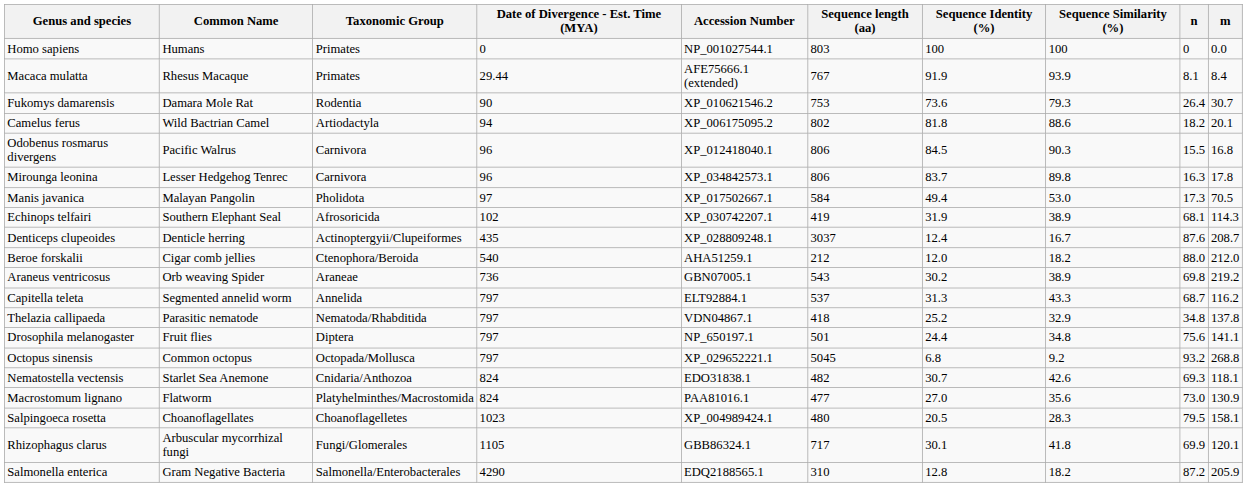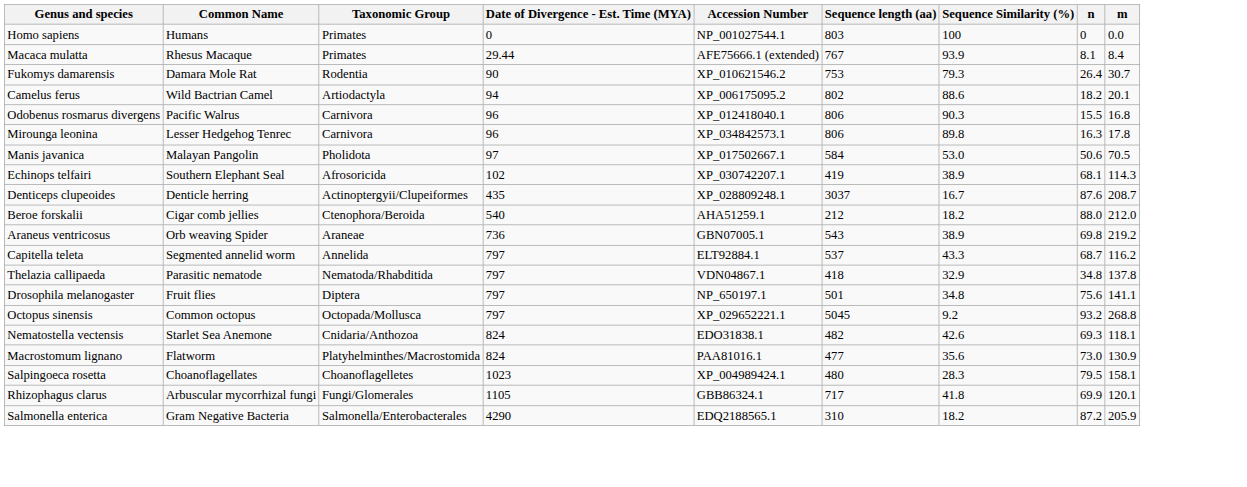- column: (984, 21)
(1194, 197) 17.3 -> (1091, 154) 50.6
